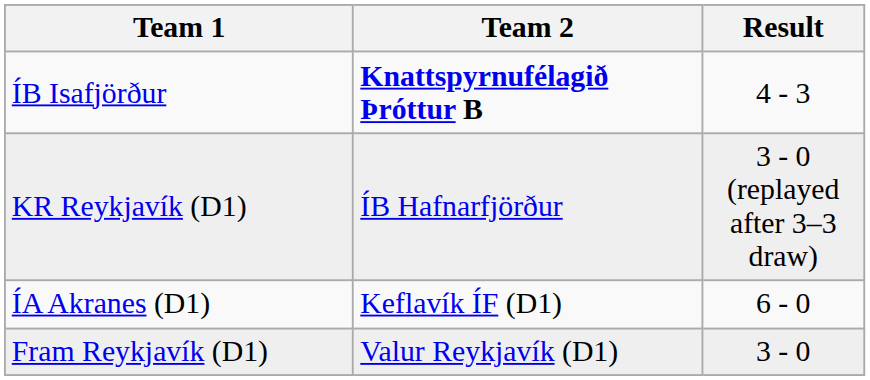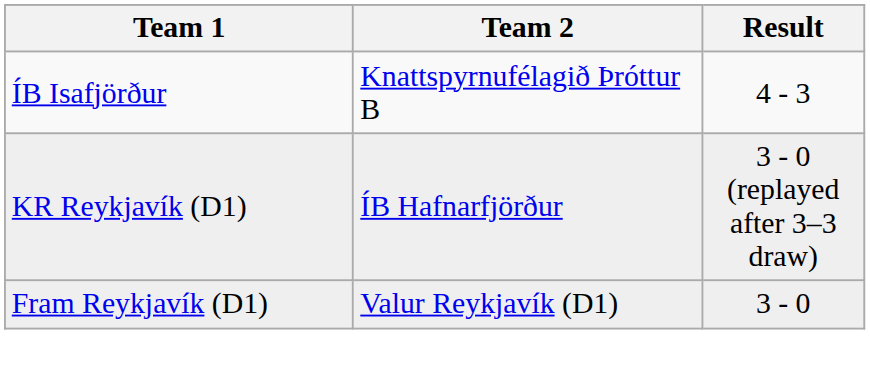(484, 92) bold -> (520, 92) normal
- row: (111, 303)
